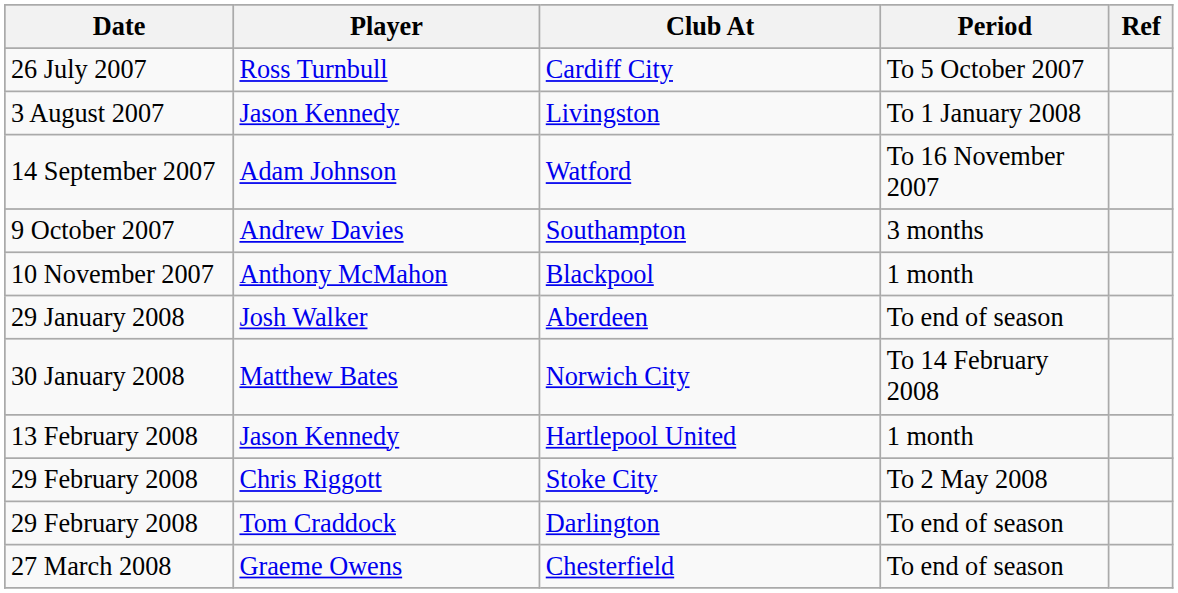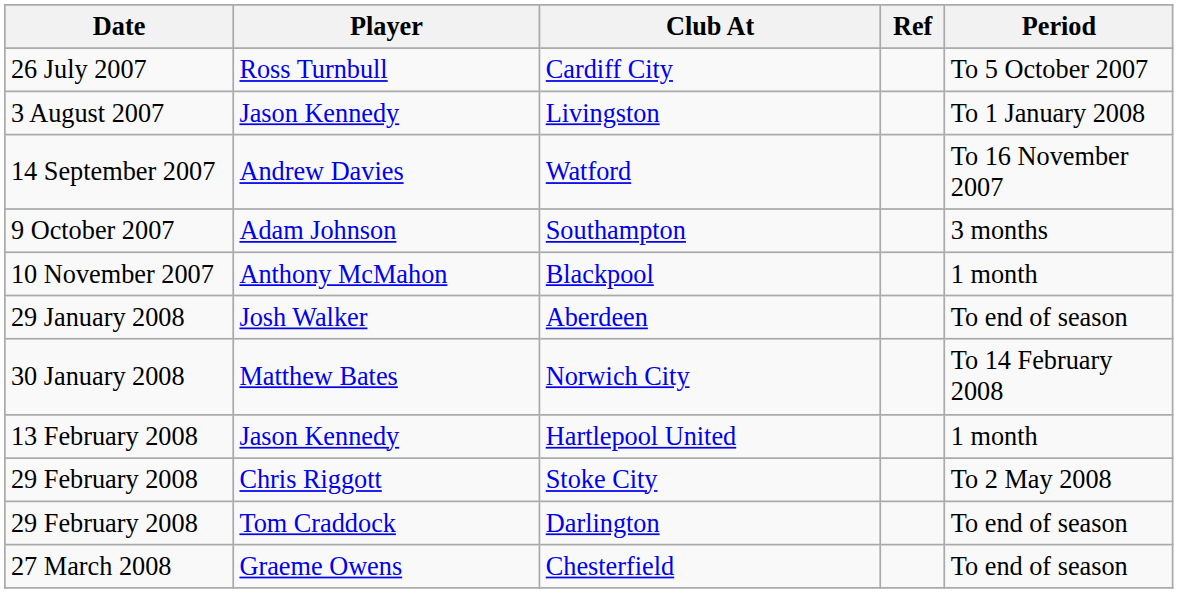columns swapped: (995, 26) <-> (1141, 26)
(318, 172) Adam Johnson -> (322, 172) Andrew Davies
(322, 230) Andrew Davies -> (318, 230) Adam Johnson
